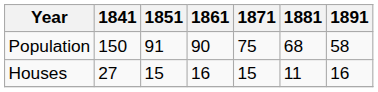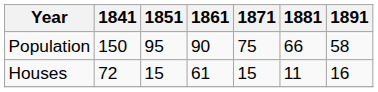(154, 45) 91 -> (154, 45) 95
(293, 45) 68 -> (293, 45) 66
(108, 73) 27 -> (108, 73) 72
(201, 73) 16 -> (201, 73) 61
